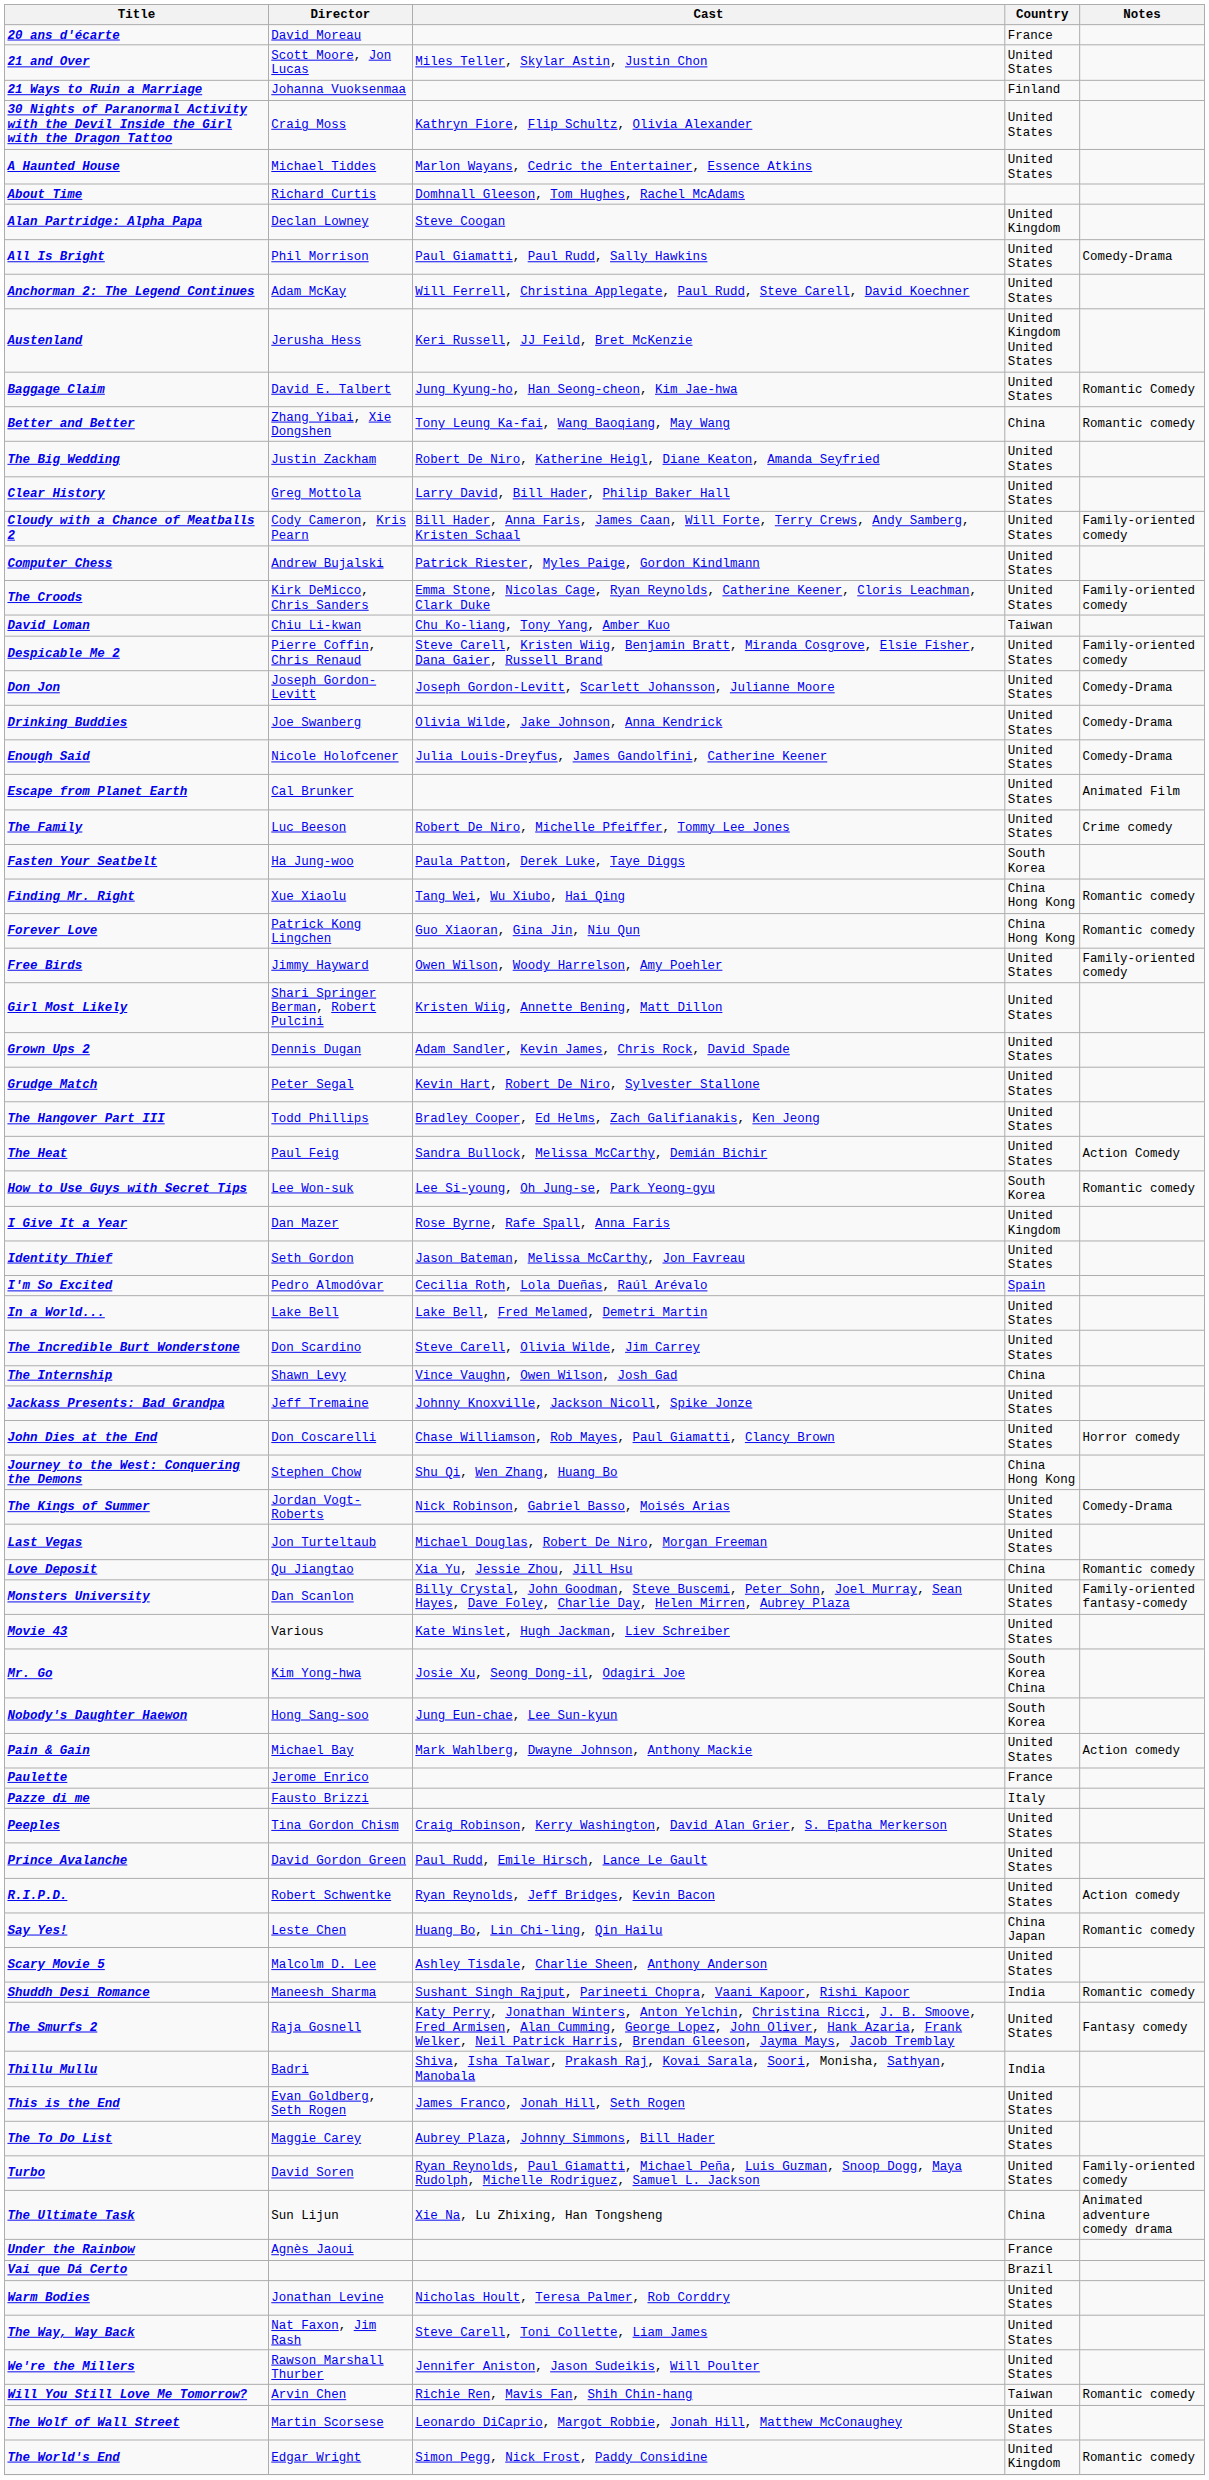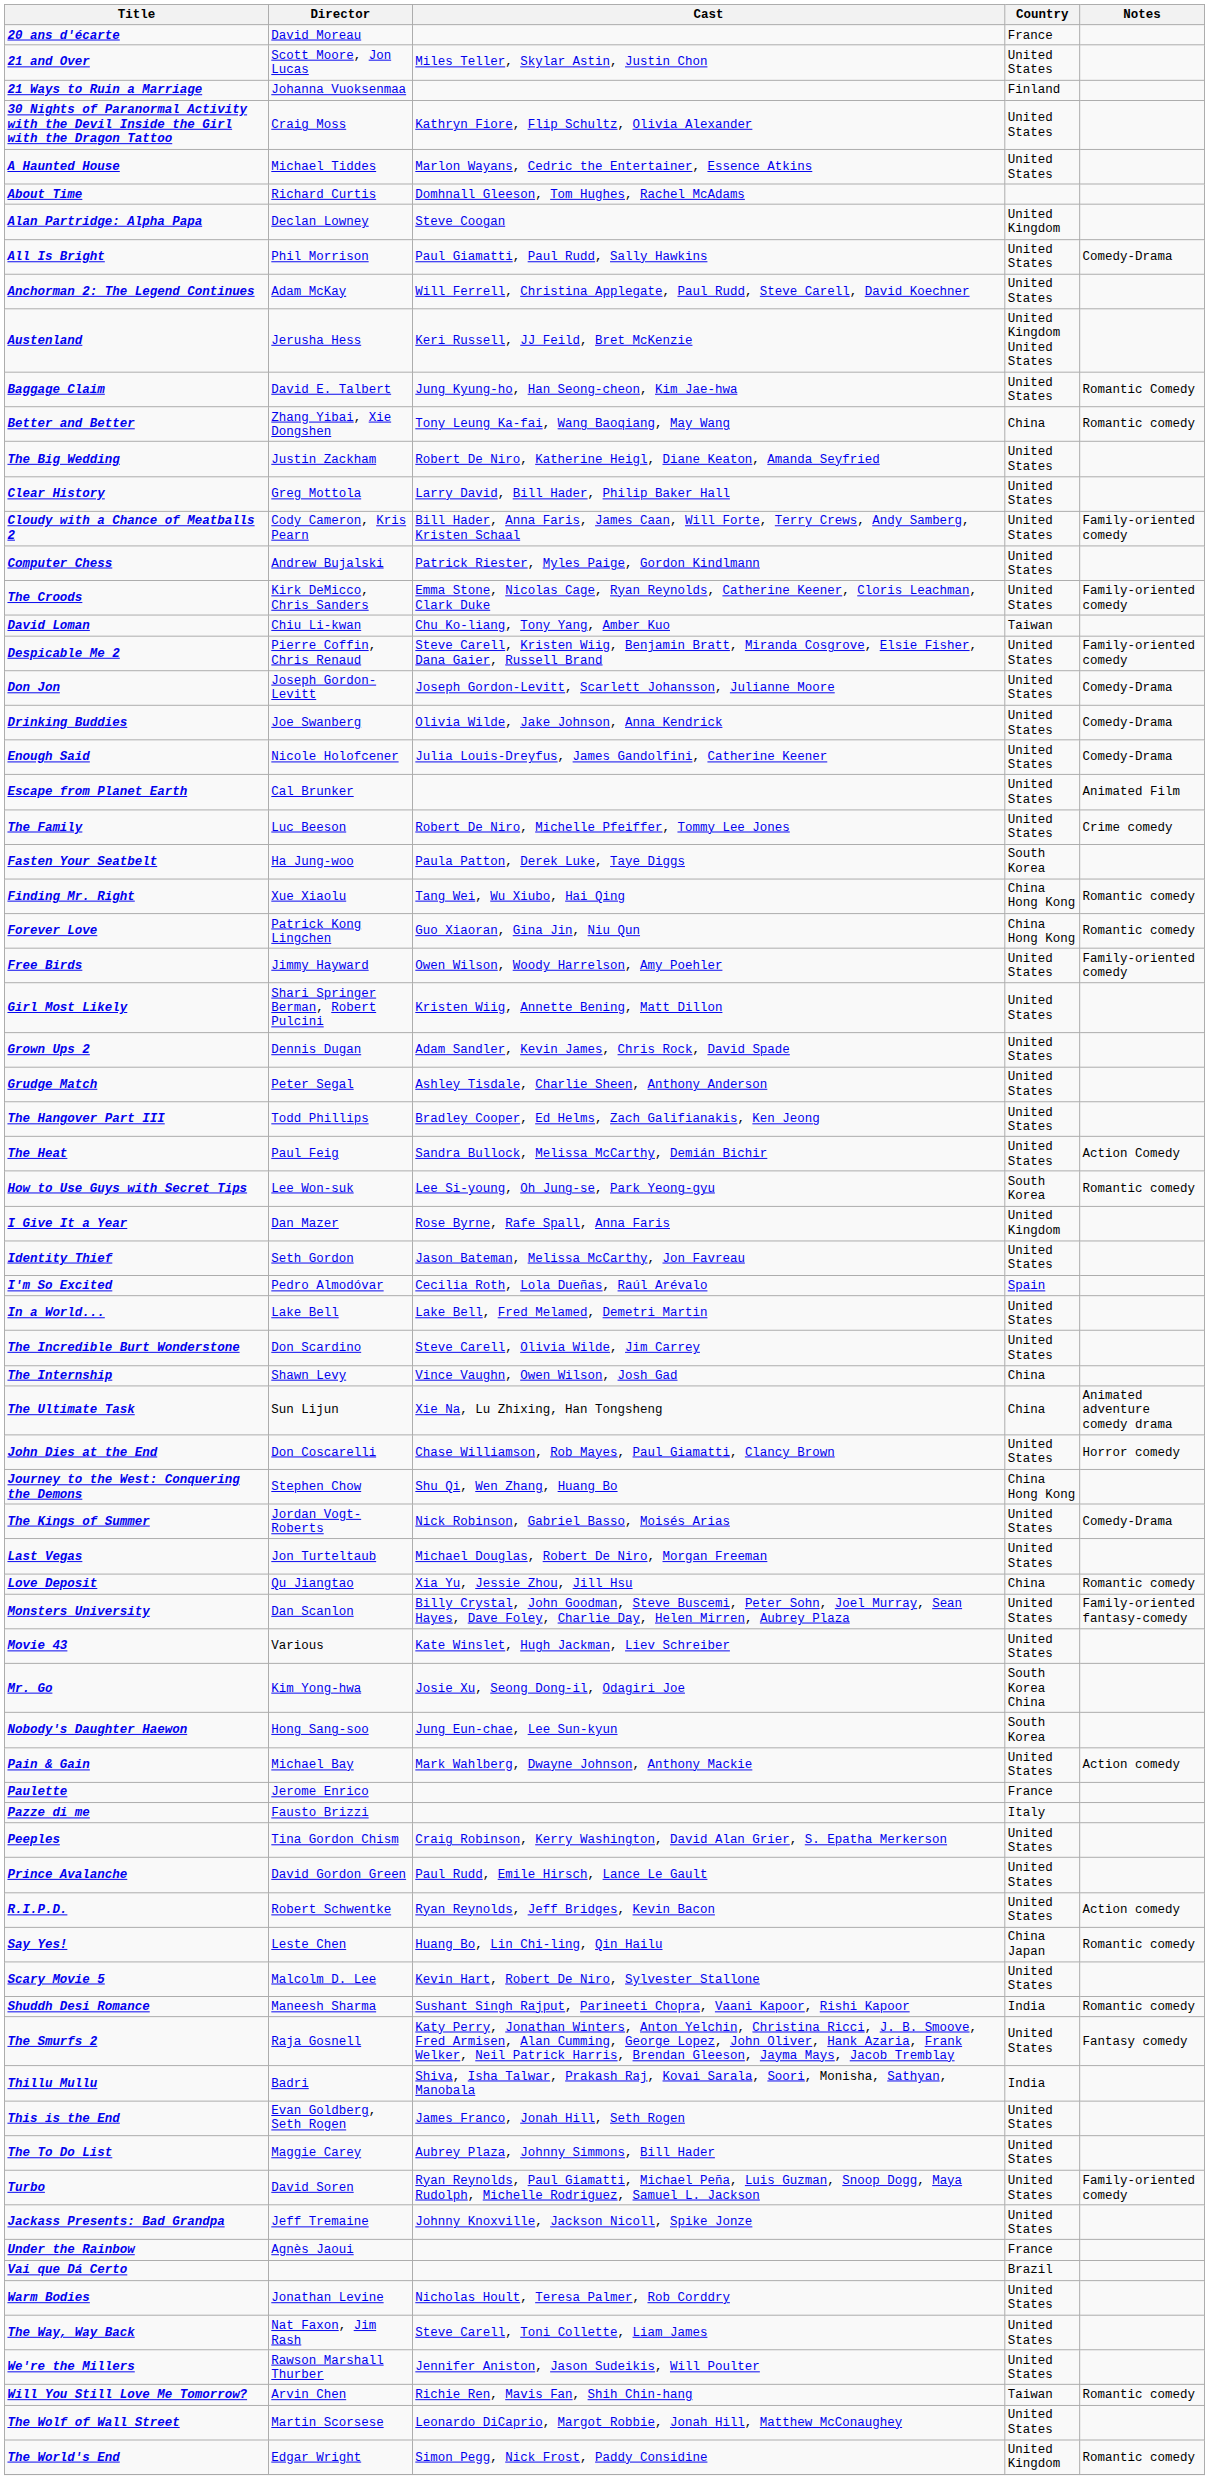(588, 1084) Kevin Hart, Robert De Niro, Sylvester Stallone -> (591, 1084) Ashley Tisdale, Charlie Sheen, Anthony Anderson
rows swapped: (116, 1403) <-> (71, 2215)
(591, 1965) Ashley Tisdale, Charlie Sheen, Anthony Anderson -> (588, 1979) Kevin Hart, Robert De Niro, Sylvester Stallone
